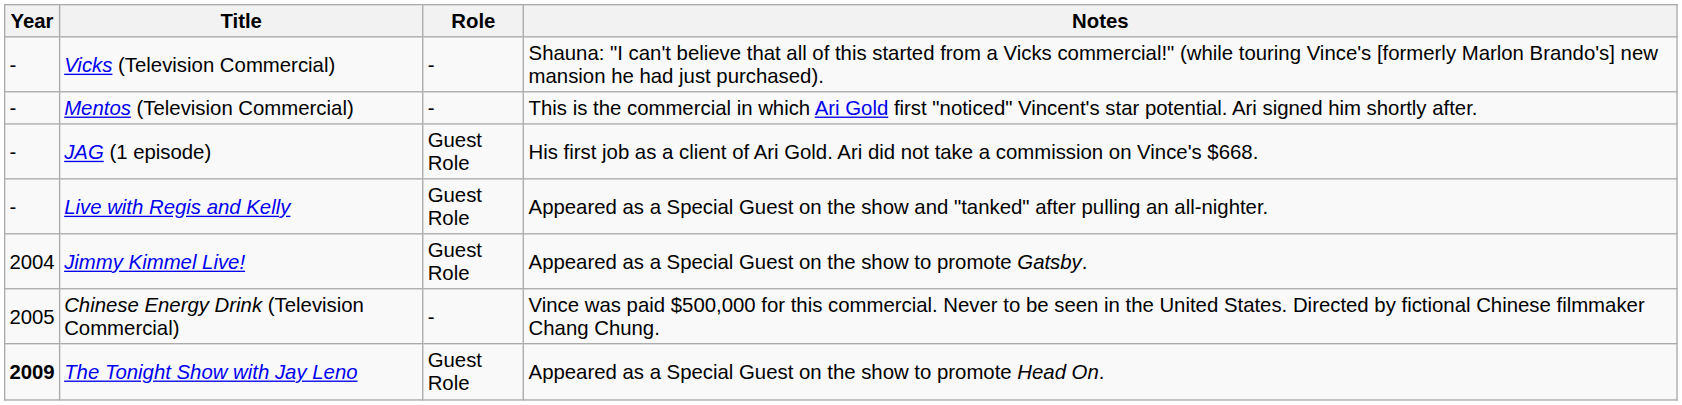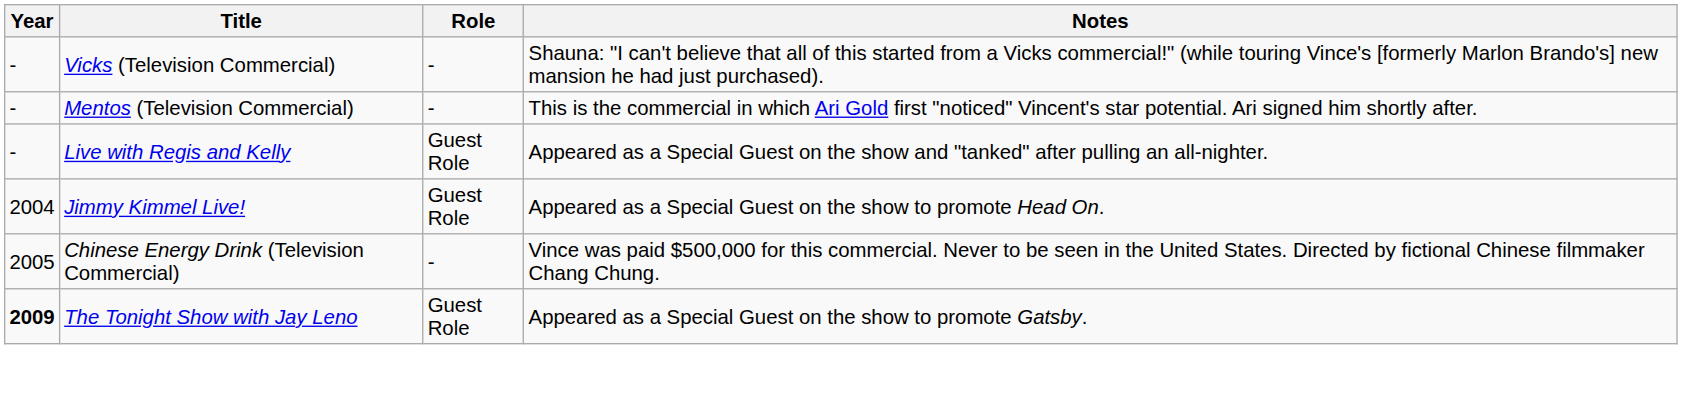- row: (138, 152)
(808, 262) Appeared as a Special Guest on the show to promote Gatsby. -> (817, 207) Appeared as a Special Guest on the show to promote Head On.
(817, 372) Appeared as a Special Guest on the show to promote Head On. -> (808, 317) Appeared as a Special Guest on the show to promote Gatsby.
